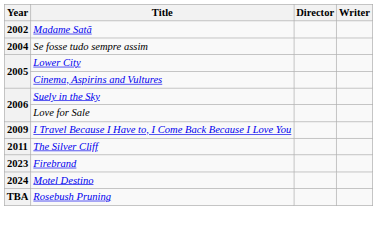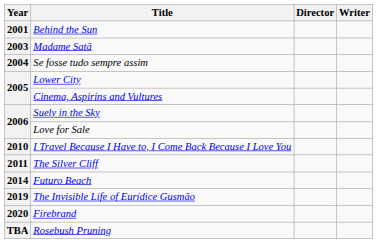+ row: (65, 29)
(18, 29) 2002 -> (18, 46) 2003
(18, 130) 2009 -> (18, 146) 2010
+ row: (62, 180)
+ row: (114, 197)
(18, 163) 2023 -> (18, 213) 2020
- row: (63, 180)
